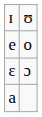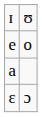rows swapped: (12, 71) <-> (12, 97)
